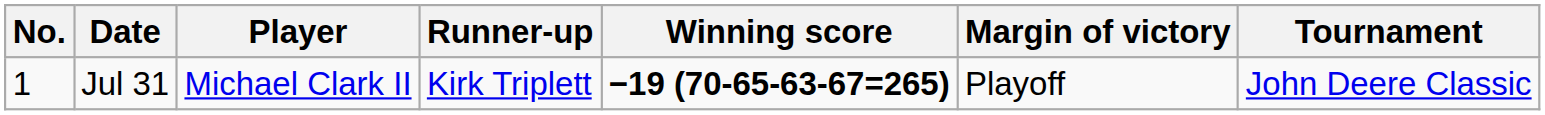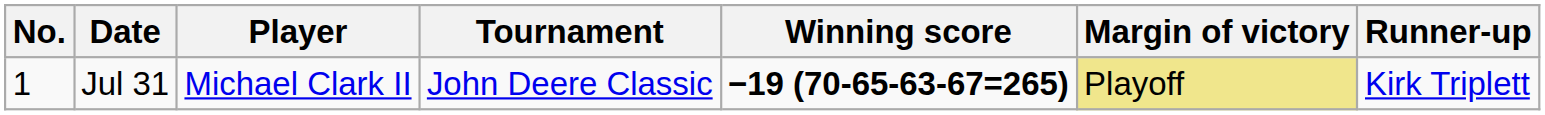columns swapped: (1389, 31) <-> (510, 31)
(1015, 84) no background -> (1134, 84) khaki background
